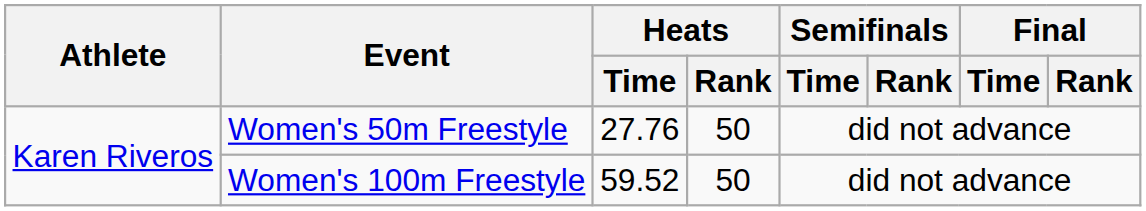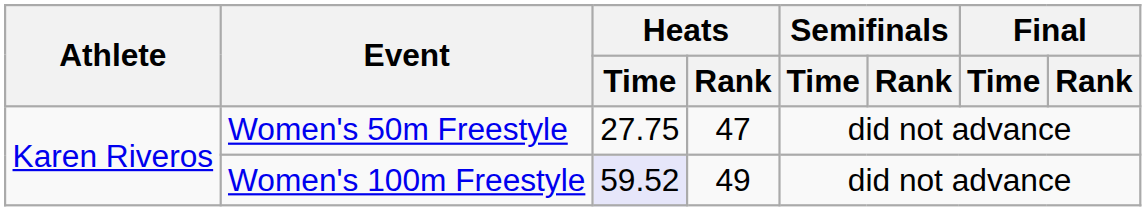(640, 131) 27.76 -> (640, 131) 27.75
(733, 131) 50 -> (733, 131) 47
(640, 181) no background -> (640, 181) lavender background
(733, 181) 50 -> (733, 181) 49
